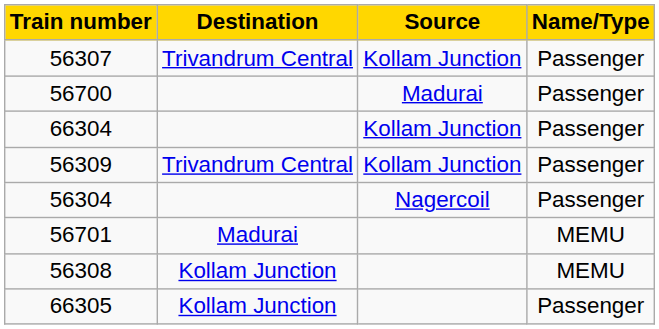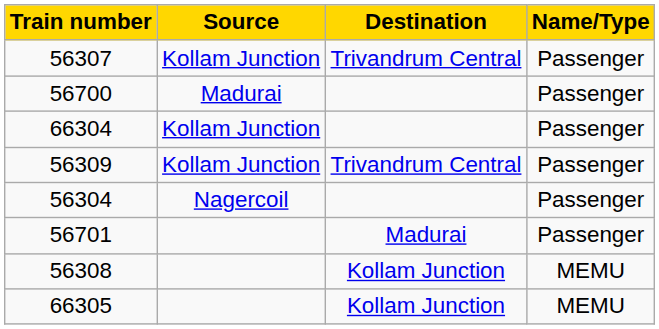columns swapped: (442, 22) <-> (258, 22)
(591, 235) MEMU -> (591, 235) Passenger
(591, 306) Passenger -> (591, 306) MEMU
